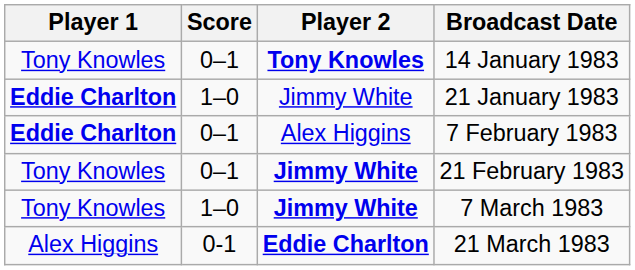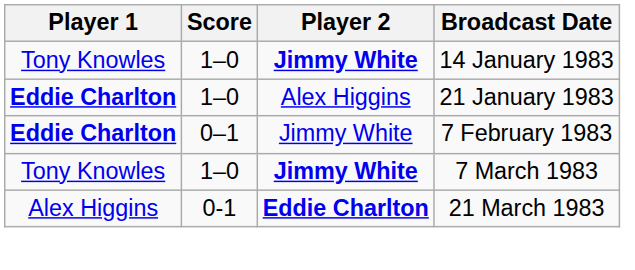(219, 60) 0–1 -> (219, 60) 1–0
(346, 60) Tony Knowles -> (346, 60) Jimmy White
(346, 97) Jimmy White -> (346, 97) Alex Higgins
(346, 134) Alex Higgins -> (346, 134) Jimmy White
- row: (532, 171)
